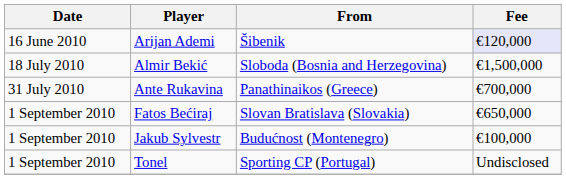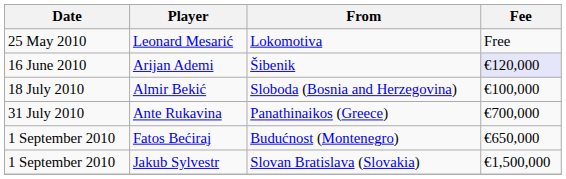+ row: (183, 41)
(509, 65) €1,500,000 -> (512, 89) €100,000
(325, 114) Slovan Bratislava (Slovakia) -> (324, 138) Budućnost (Montenegro)
(314, 138) Budućnost (Montenegro) -> (335, 162) Slovan Bratislava (Slovakia)
(504, 138) €100,000 -> (517, 162) €1,500,000
- row: (151, 162)
